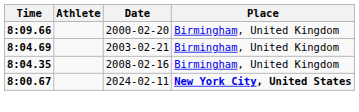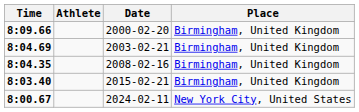+ row: (29, 82)
(263, 82) bold -> (263, 99) normal
